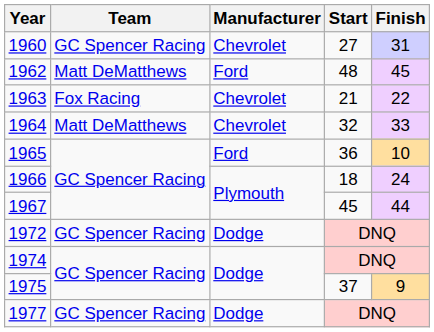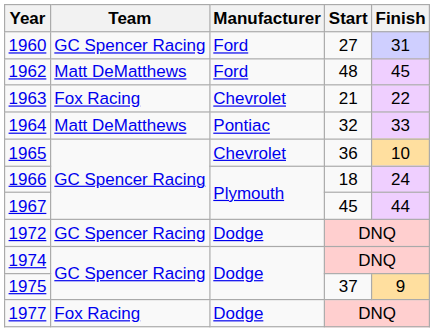(250, 45) Chevrolet -> (231, 45) Ford
(250, 126) Chevrolet -> (242, 126) Pontiac
(231, 153) Ford -> (250, 153) Chevrolet
(130, 314) GC Spencer Racing -> (97, 314) Fox Racing
